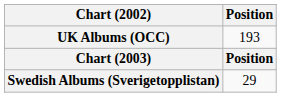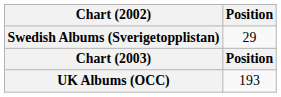rows swapped: (113, 37) <-> (113, 80)
